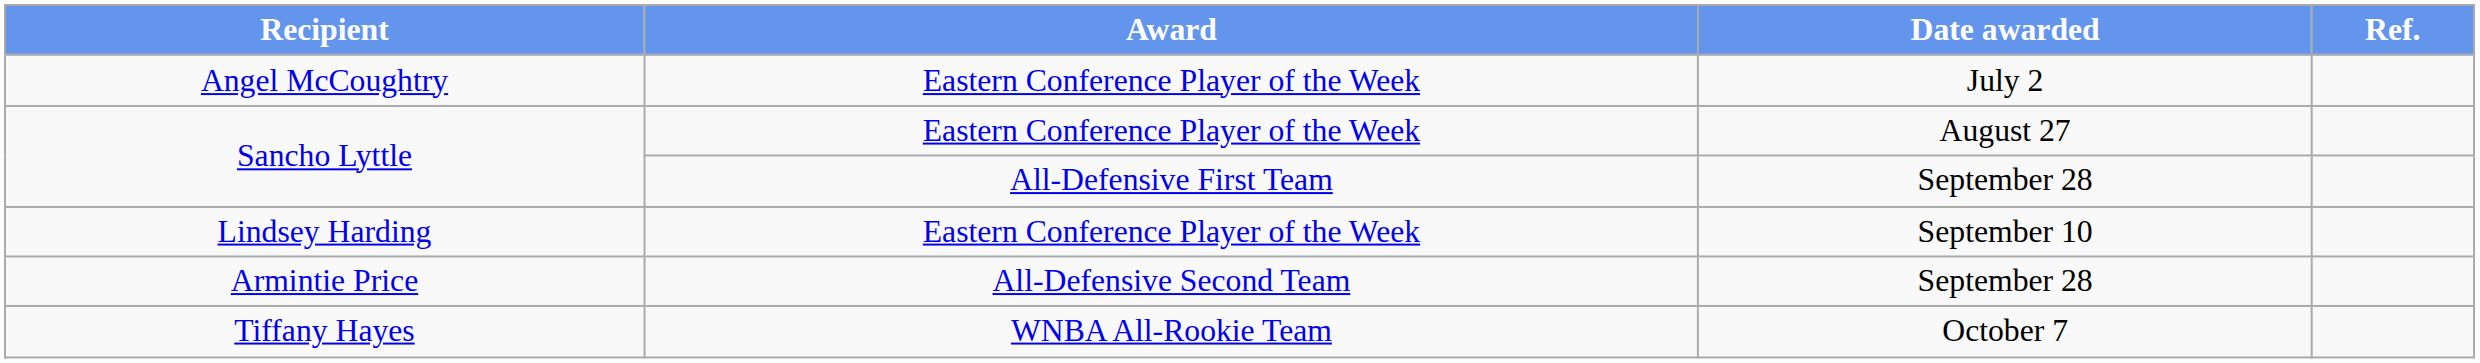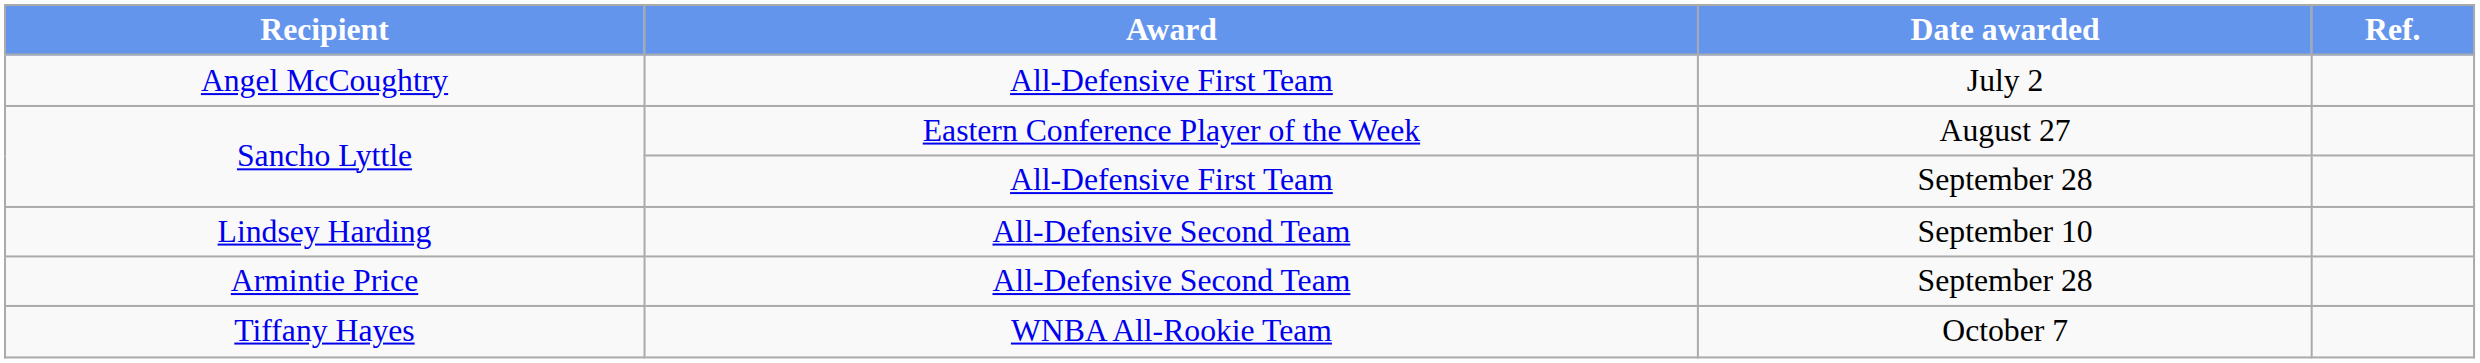(1171, 79) Eastern Conference Player of the Week -> (1171, 79) All-Defensive First Team
(1171, 230) Eastern Conference Player of the Week -> (1171, 230) All-Defensive Second Team
